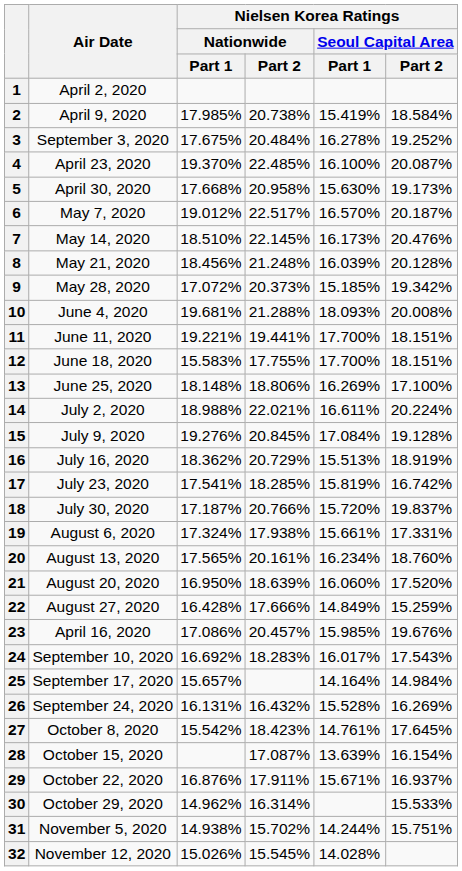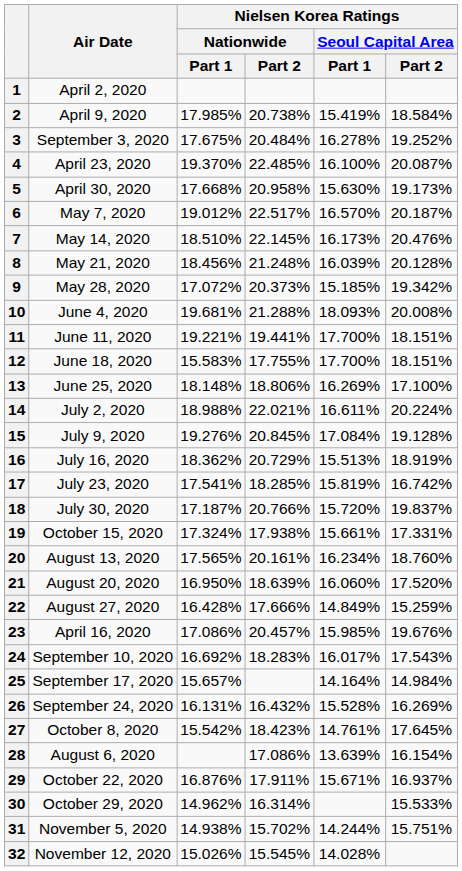(103, 533) August 6, 2020 -> (103, 533) October 15, 2020
(103, 755) October 15, 2020 -> (103, 755) August 6, 2020
(279, 755) 17.087% -> (279, 755) 17.086%
